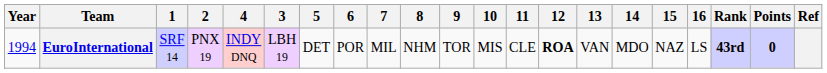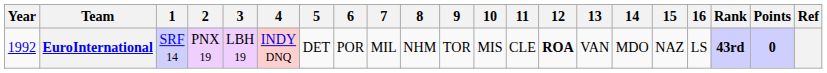columns swapped: (282, 16) <-> (244, 16)
(22, 48) 1994 -> (22, 48) 1992
